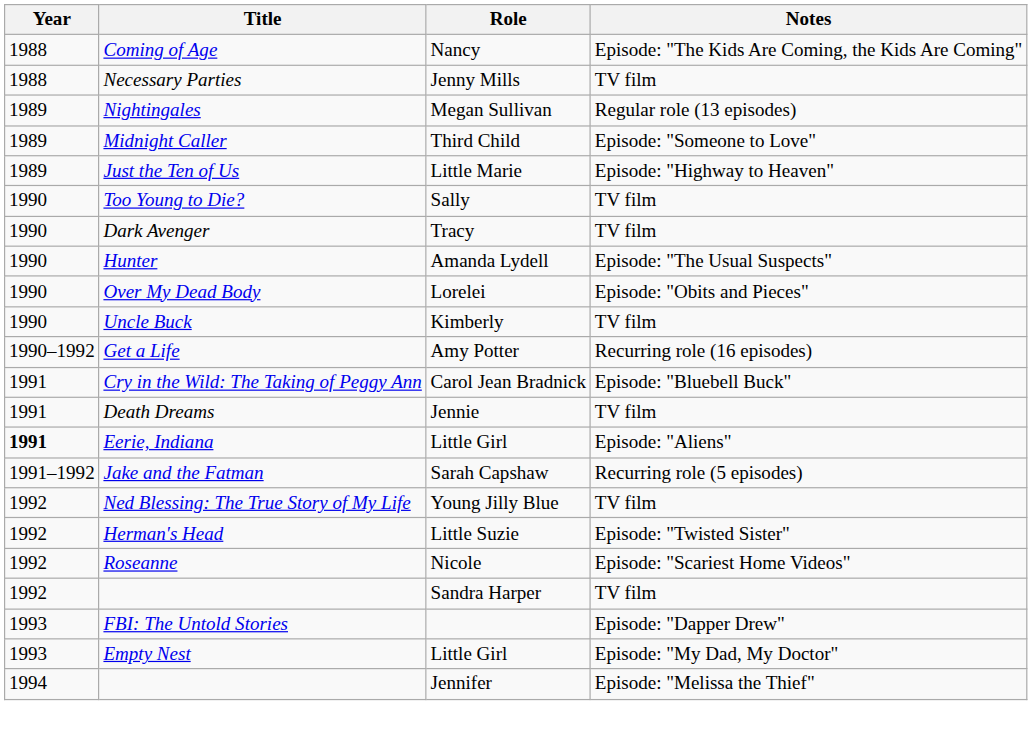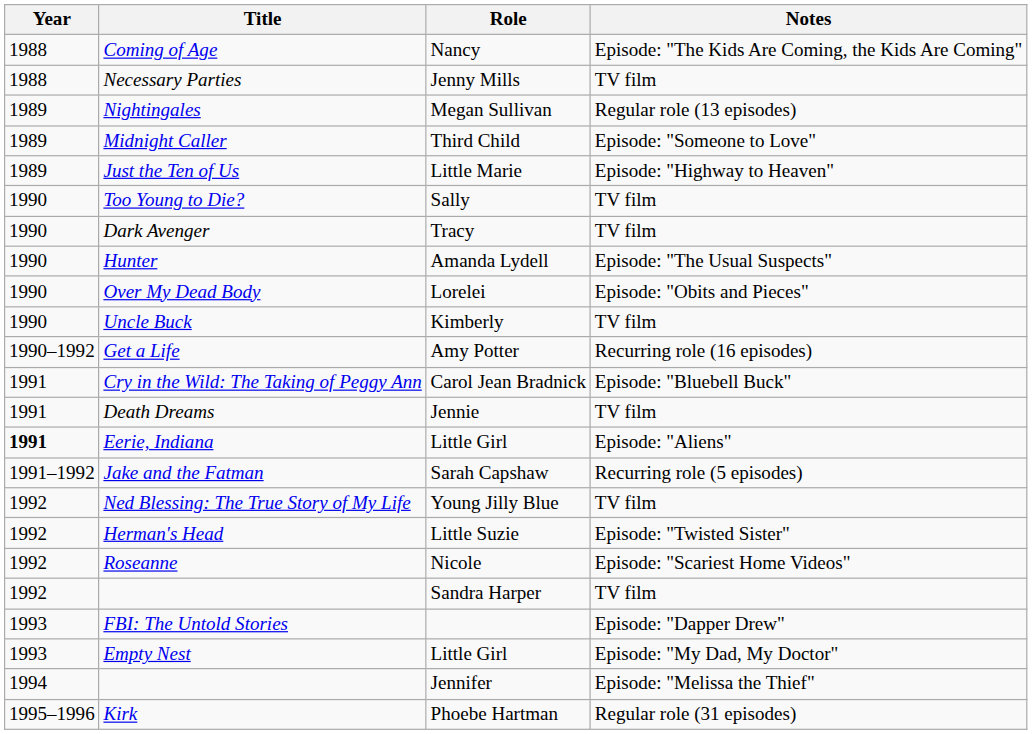+ row: (120, 714)
